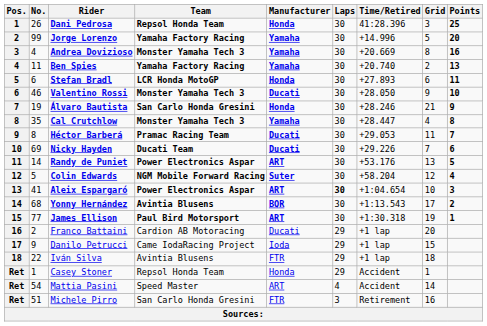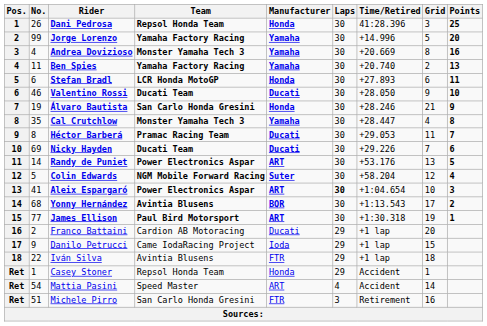(190, 94) Monster Yamaha Tech 3 -> (165, 94) Ducati Team
